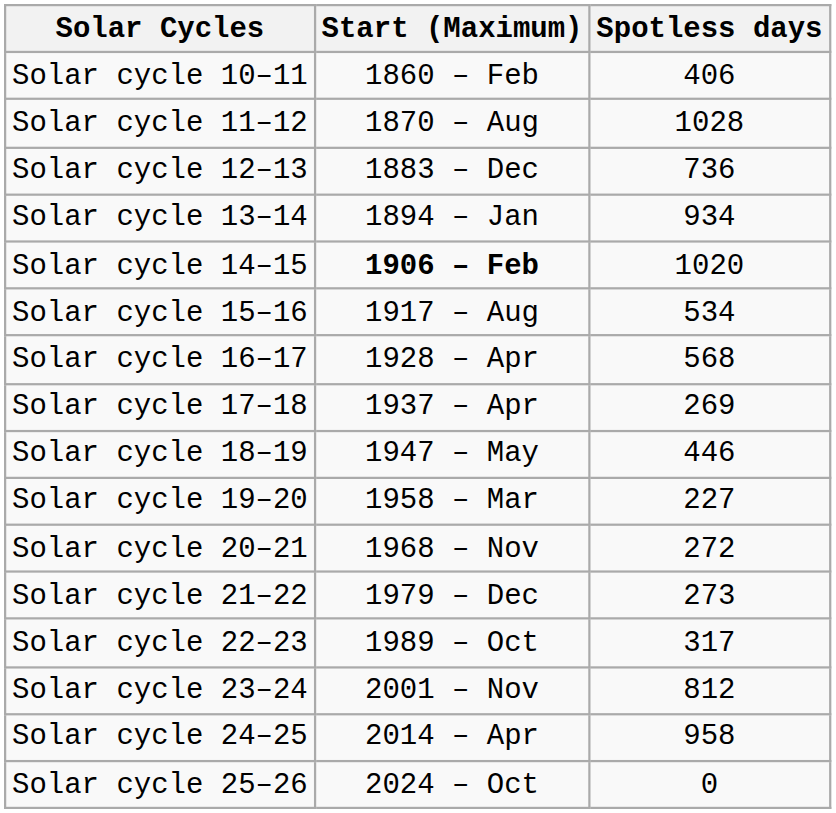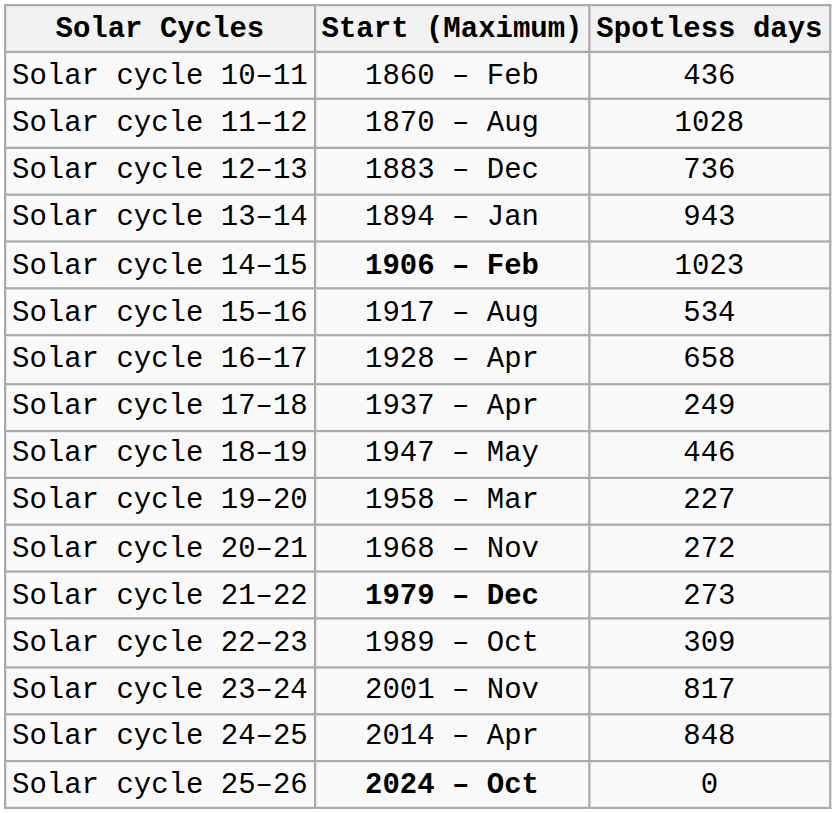(709, 76) 406 -> (709, 76) 436
(709, 218) 934 -> (709, 218) 943
(709, 265) 1020 -> (709, 265) 1023
(709, 359) 568 -> (709, 359) 658
(709, 407) 269 -> (709, 407) 249
(452, 596) normal -> (452, 596) bold
(709, 643) 317 -> (709, 643) 309
(709, 690) 812 -> (709, 690) 817
(709, 737) 958 -> (709, 737) 848
(452, 785) normal -> (452, 785) bold
